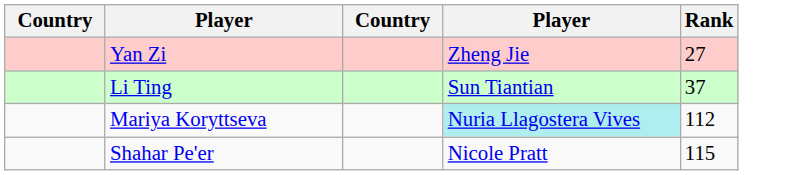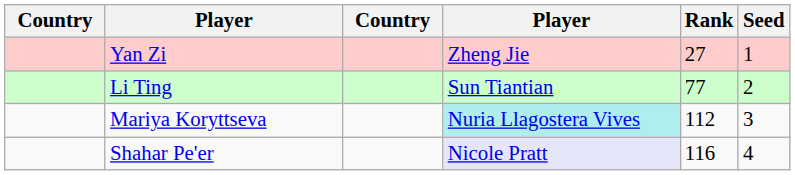+ column: (764, 20)
(695, 86) 37 -> (695, 86) 77
(498, 152) no background -> (498, 152) lavender background
(700, 152) 115 -> (700, 152) 116
